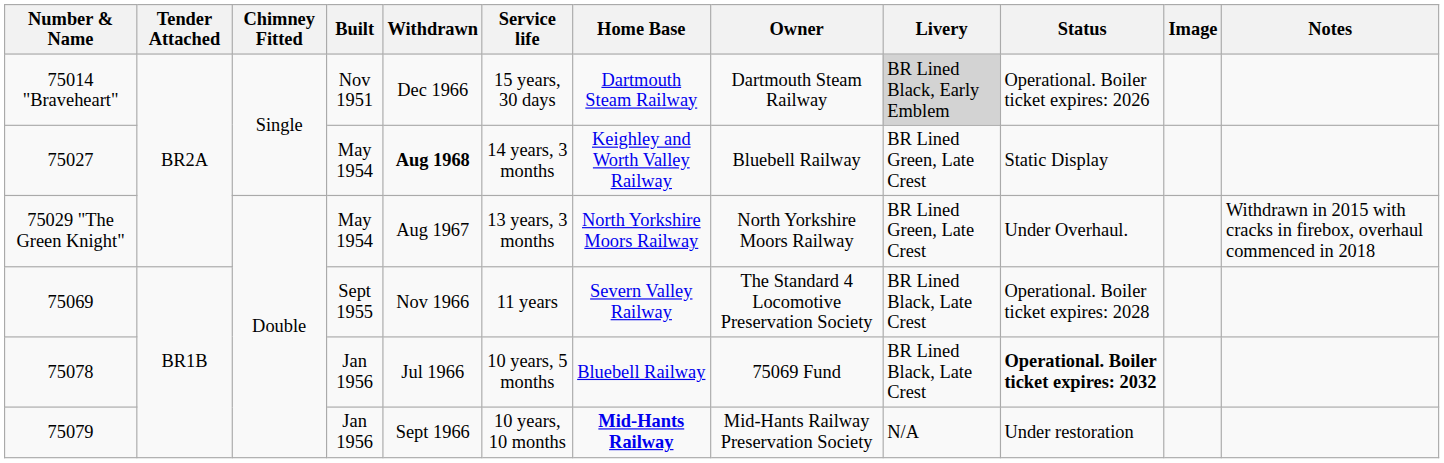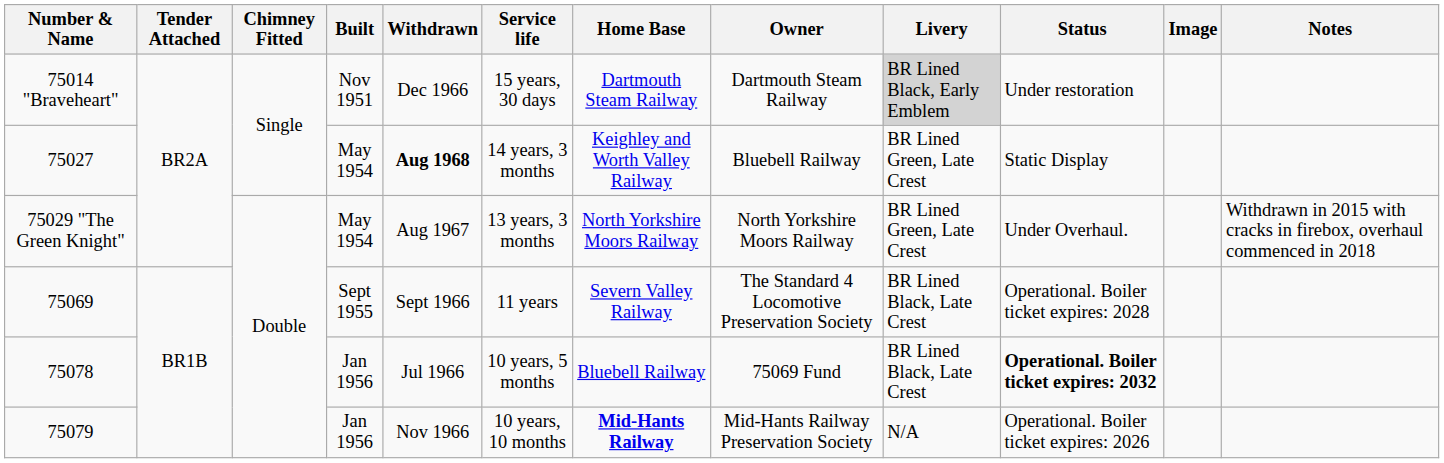(1077, 89) Operational. Boiler ticket expires: 2026 -> (1069, 89) Under restoration
(433, 301) Nov 1966 -> (433, 301) Sept 1966
(433, 432) Sept 1966 -> (433, 432) Nov 1966
(1069, 432) Under restoration -> (1077, 432) Operational. Boiler ticket expires: 2026
